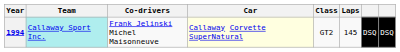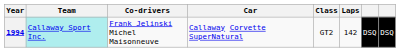(227, 32) lightyellow background -> (227, 32) no background
(350, 32) 145 -> (350, 32) 142
